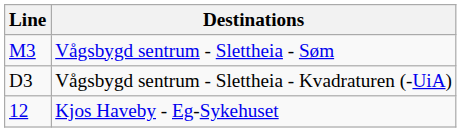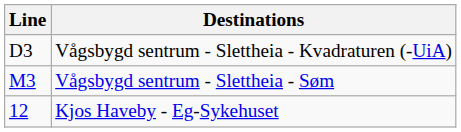rows swapped: (195, 50) <-> (254, 80)
